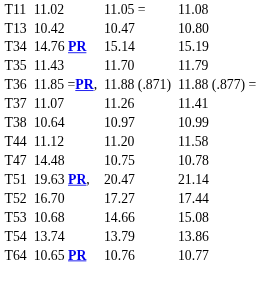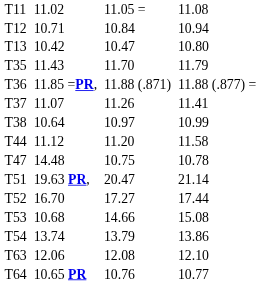+ row: (16, 28)
- row: (16, 47)
+ row: (16, 255)
